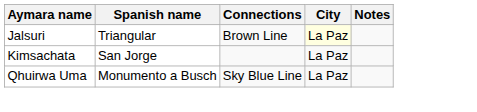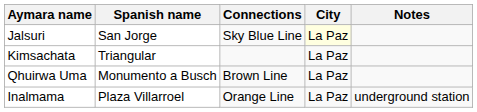(127, 35) Triangular -> (127, 35) San Jorge
(255, 35) Brown Line -> (262, 35) Sky Blue Line
(127, 55) San Jorge -> (127, 55) Triangular
(262, 76) Sky Blue Line -> (255, 76) Brown Line
+ row: (36, 96)
